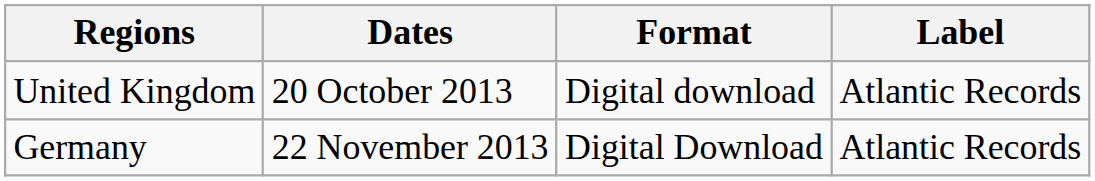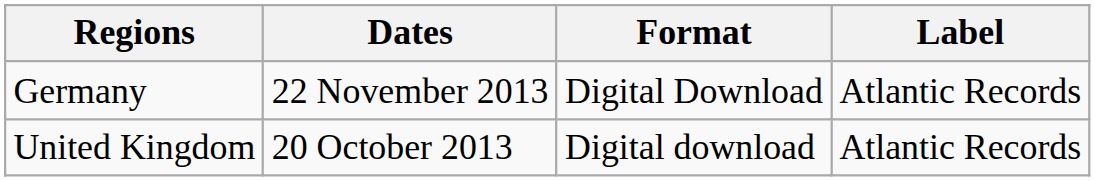rows swapped: (134, 89) <-> (80, 146)
